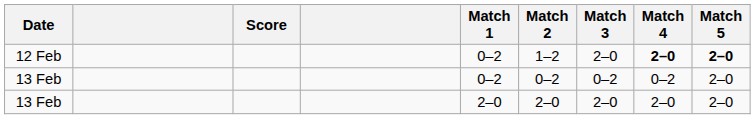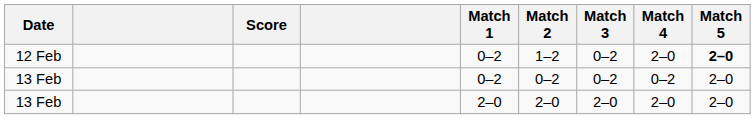(605, 56) 2–0 -> (605, 56) 0–2
(663, 56) bold -> (663, 56) normal
